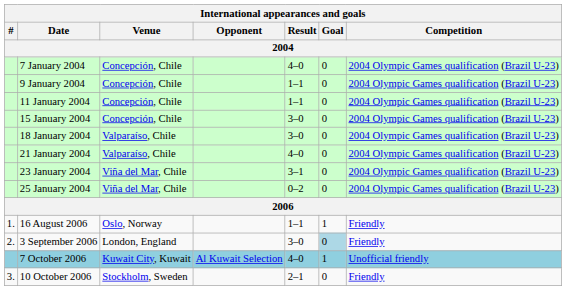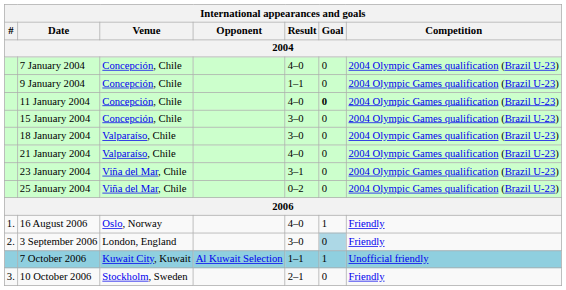(296, 101) 1–1 -> (296, 101) 4–0
(324, 101) normal -> (324, 101) bold
(296, 224) 1–1 -> (296, 224) 4–0
(296, 259) 4–0 -> (296, 259) 1–1
